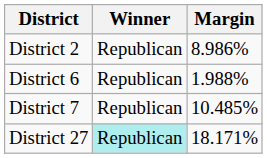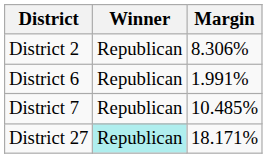(220, 49) 8.986% -> (220, 49) 8.306%
(220, 78) 1.988% -> (220, 78) 1.991%
